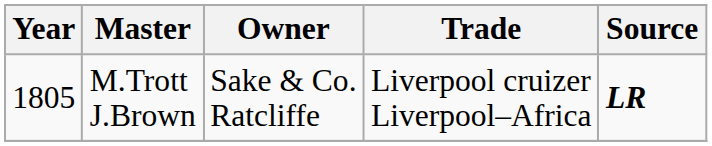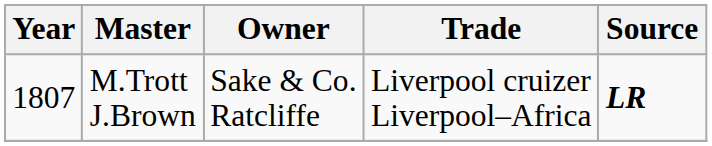(44, 97) 1805 -> (44, 97) 1807
